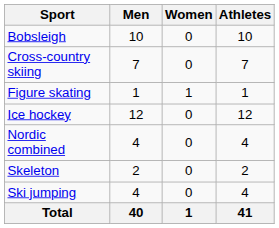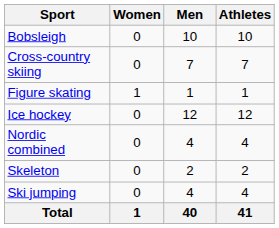columns swapped: (136, 15) <-> (189, 15)
